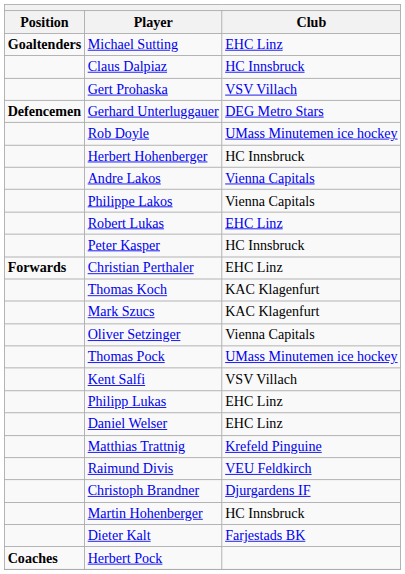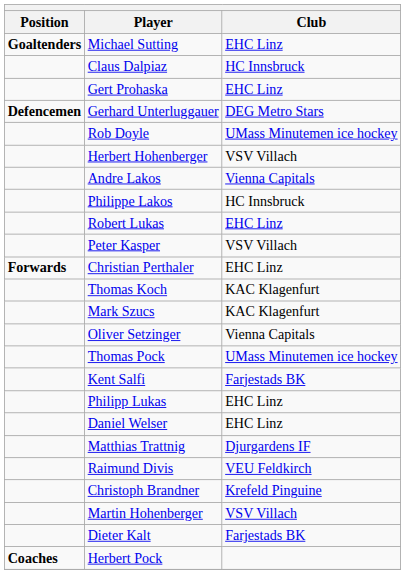(261, 89) VSV Villach -> (254, 89) EHC Linz
(265, 156) HC Innsbruck -> (261, 156) VSV Villach
(270, 200) Vienna Capitals -> (265, 200) HC Innsbruck
(265, 245) HC Innsbruck -> (261, 245) VSV Villach
(261, 379) VSV Villach -> (265, 379) Farjestads BK
(273, 446) Krefeld Pinguine -> (268, 446) Djurgardens IF
(268, 491) Djurgardens IF -> (273, 491) Krefeld Pinguine
(265, 513) HC Innsbruck -> (261, 513) VSV Villach
